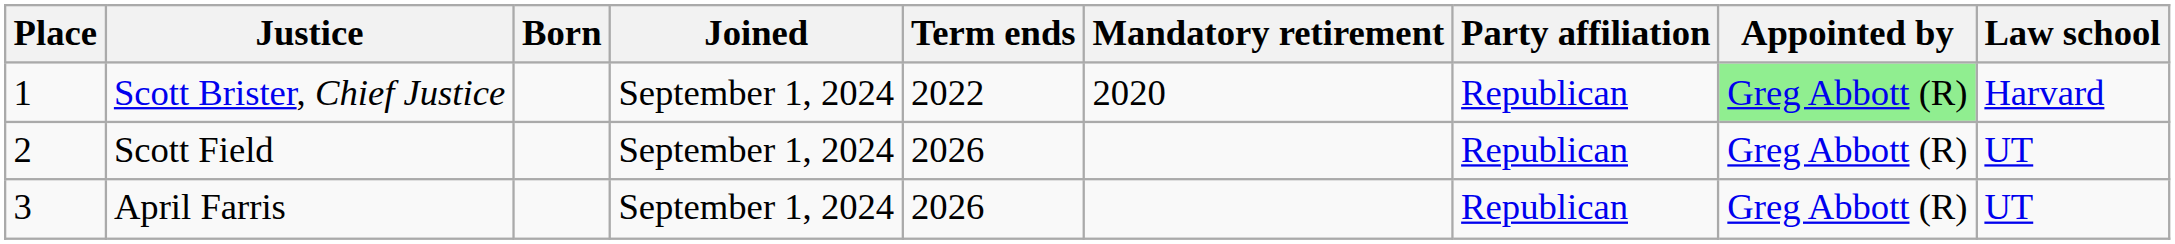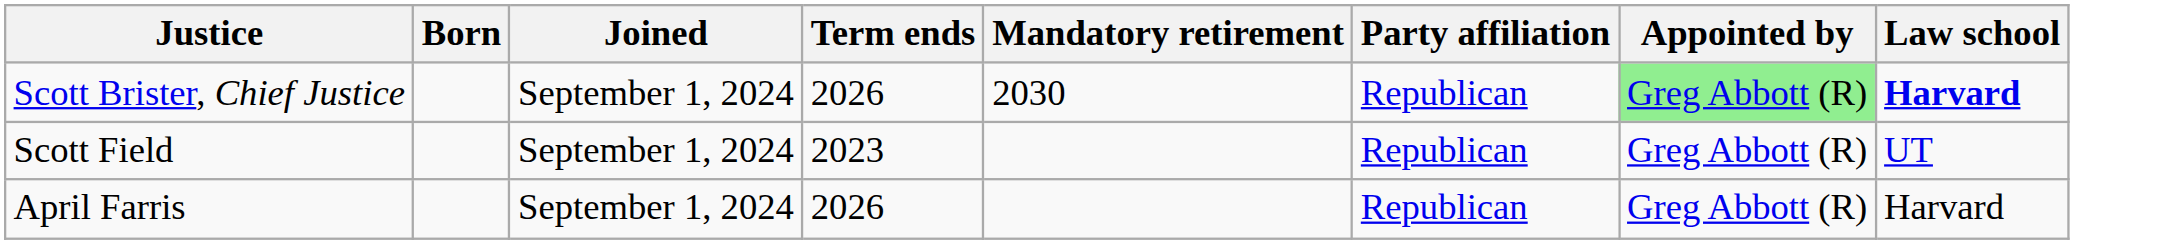- column: (55, 33)
(948, 91) 2022 -> (847, 91) 2026
(1129, 91) 2020 -> (1029, 91) 2030
(2044, 91) normal -> (1952, 91) bold
(948, 149) 2026 -> (847, 149) 2023
(2009, 207) UT -> (1944, 207) Harvard
